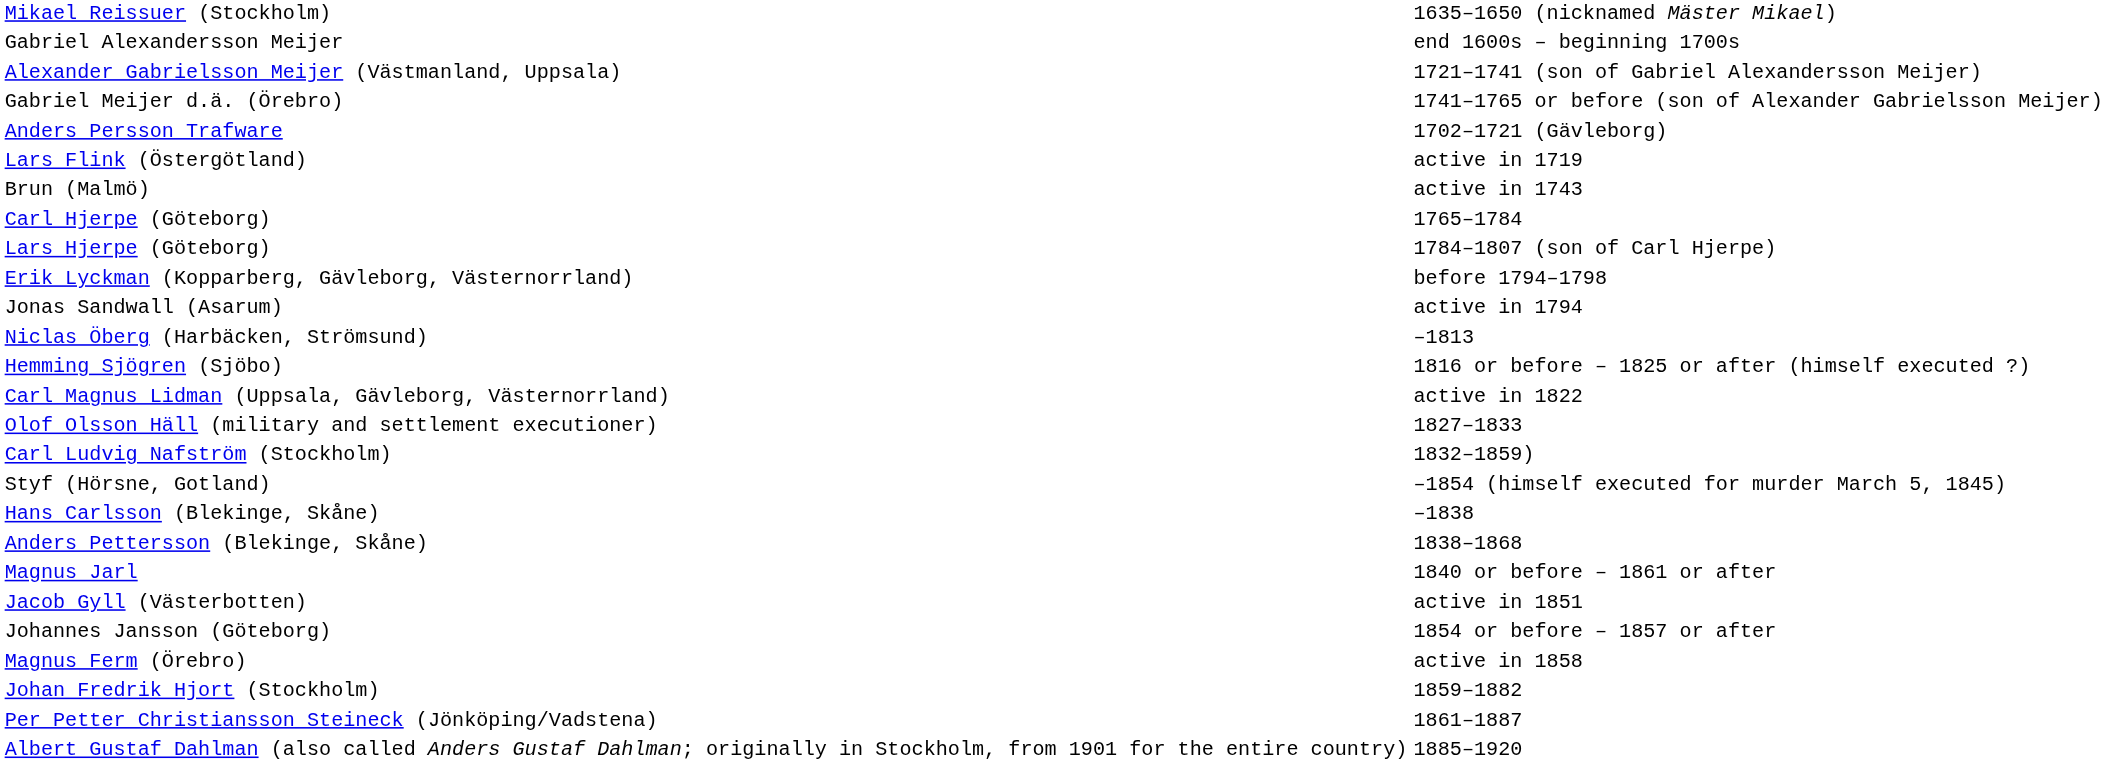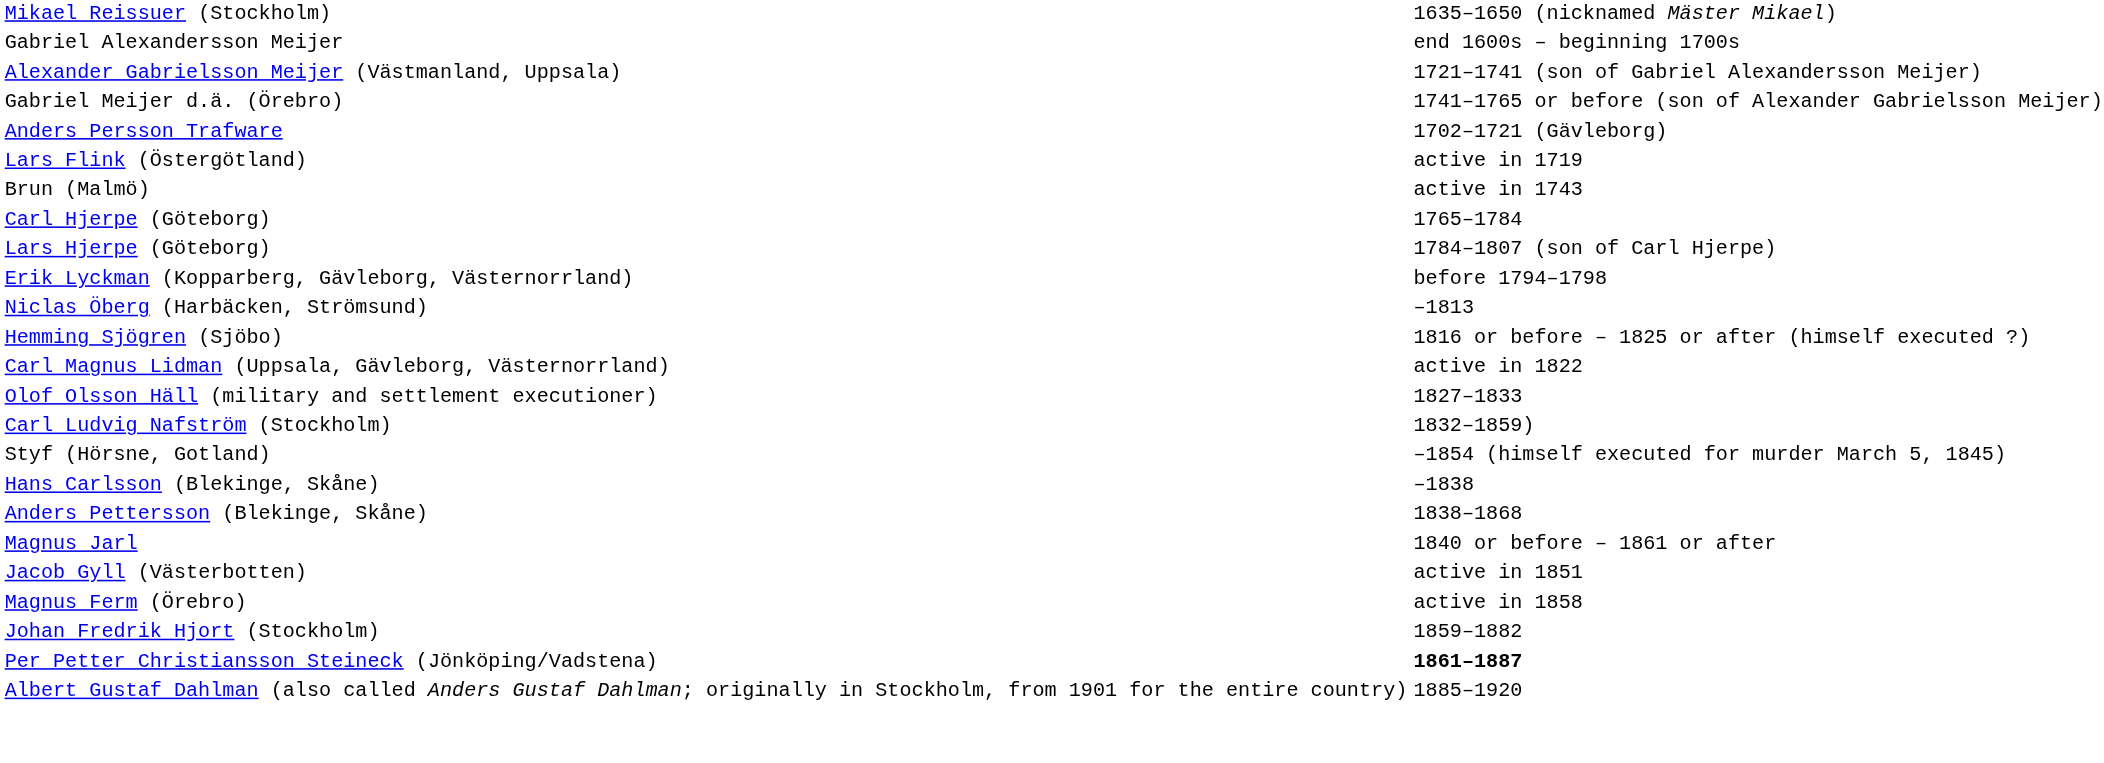- row: (144, 308)
- row: (168, 632)
(1468, 720) normal -> (1468, 661) bold
